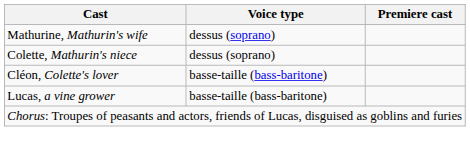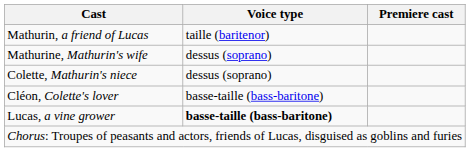+ row: (78, 34)
(258, 95) normal -> (259, 116) bold
